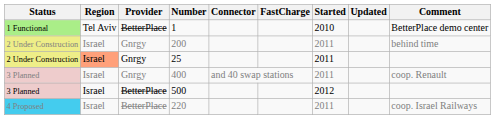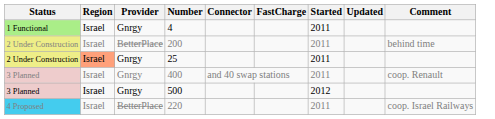- row: (174, 28)
+ row: (170, 28)
(134, 43) Gnrgy -> (140, 43) BetterPlace
(144, 91) BetterPlace -> (130, 91) Gnrgy
